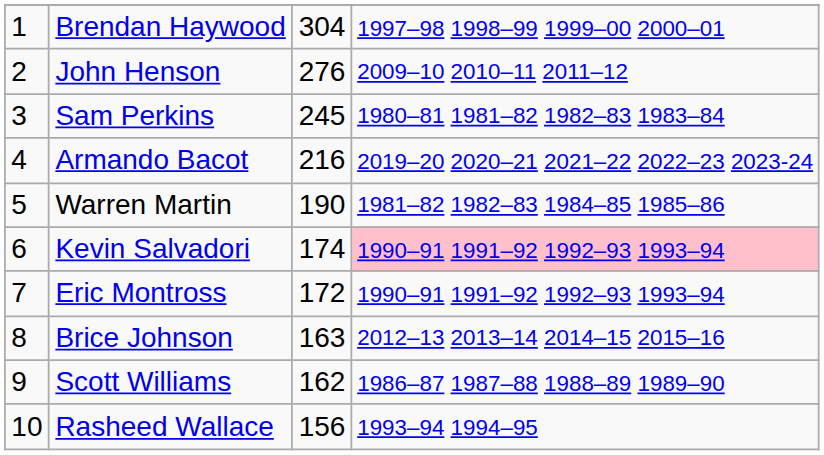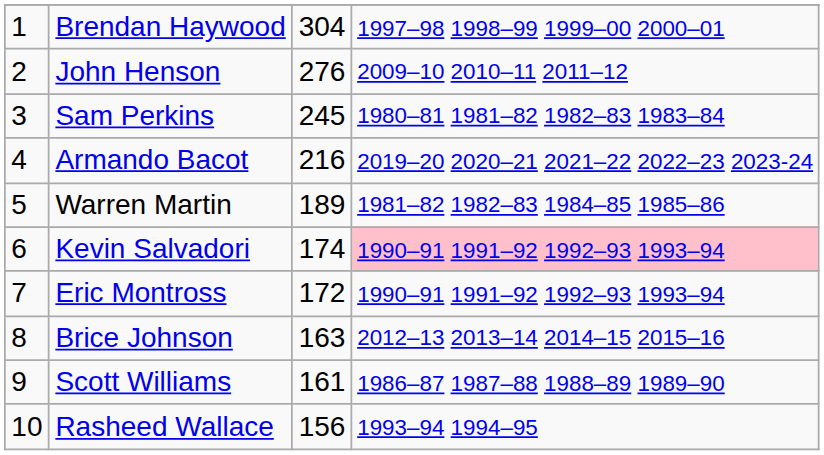(322, 204) 190 -> (322, 204) 189
(322, 381) 162 -> (322, 381) 161
